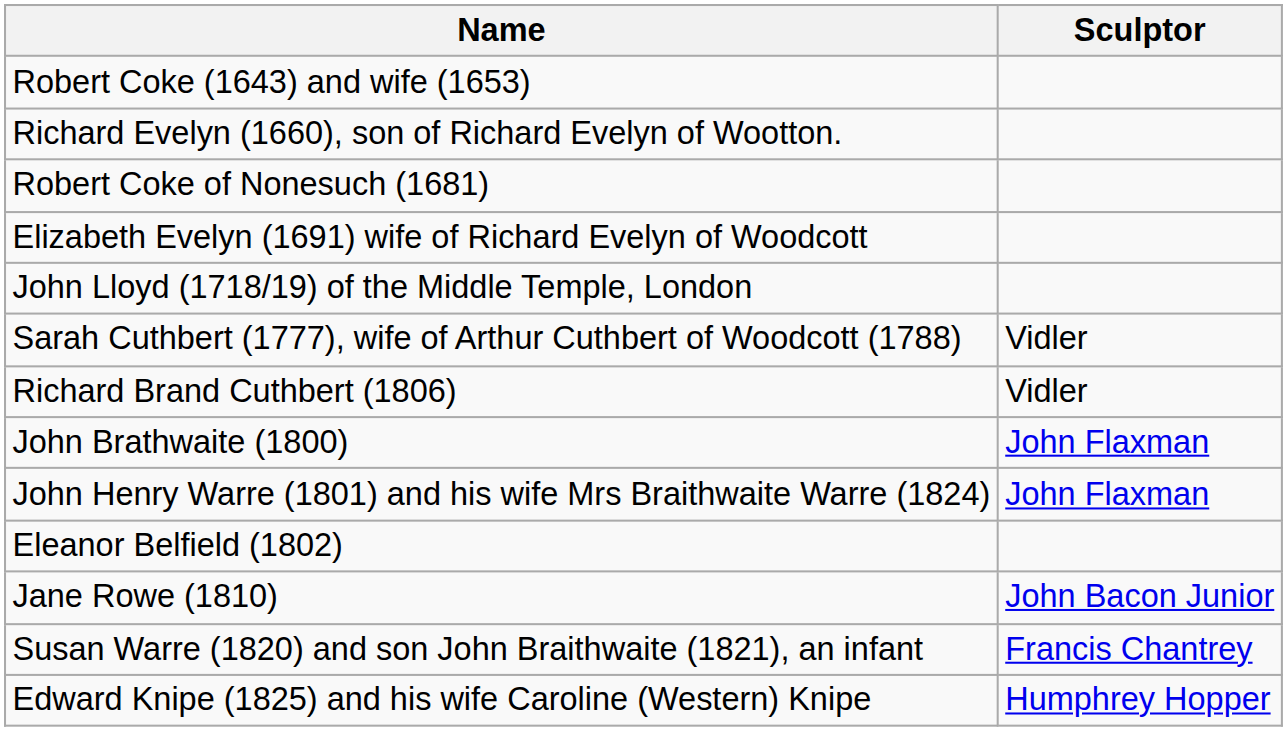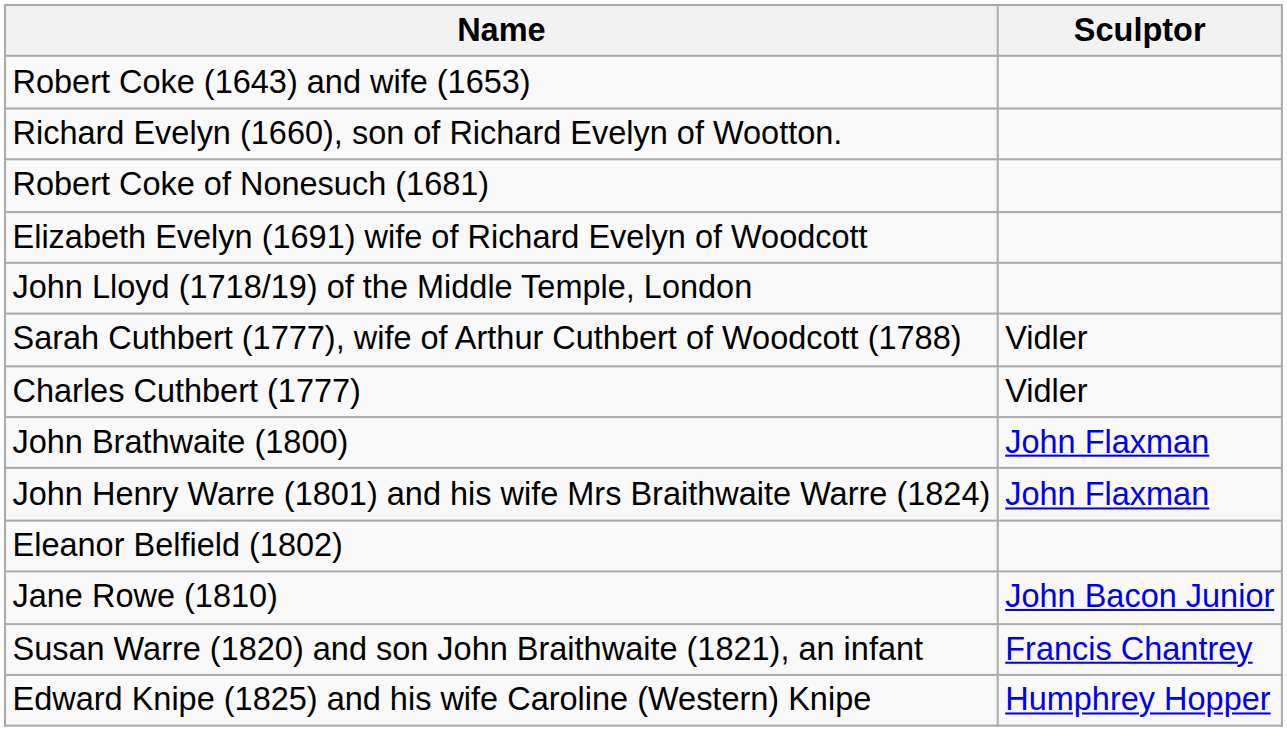+ row: (187, 390)
- row: (235, 390)
